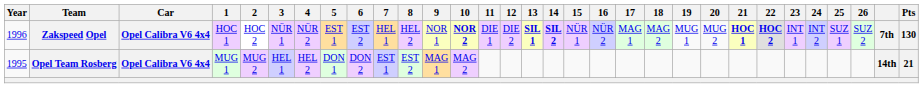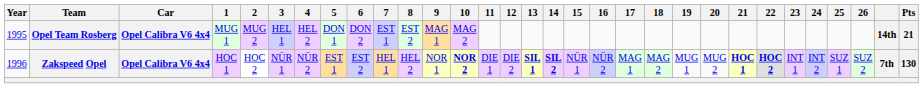rows swapped: (74, 63) <-> (74, 34)
